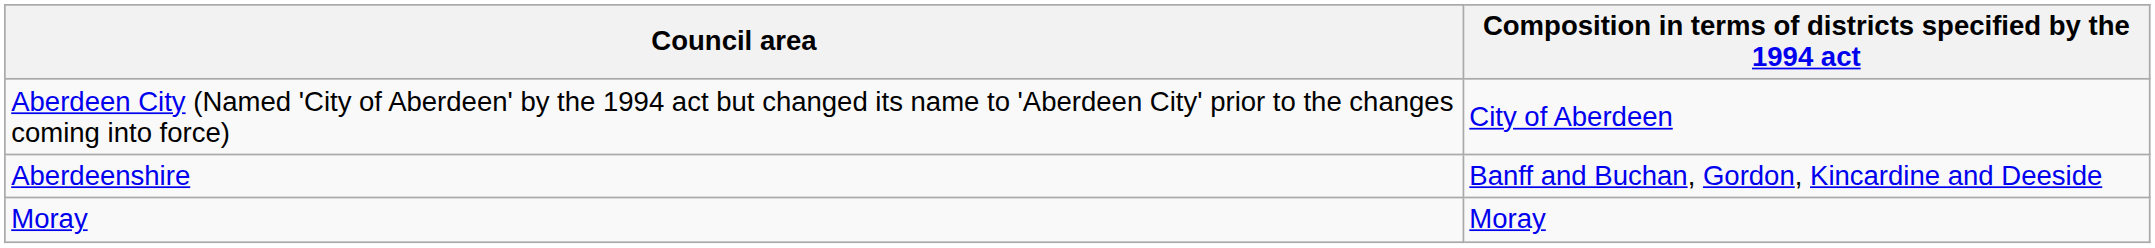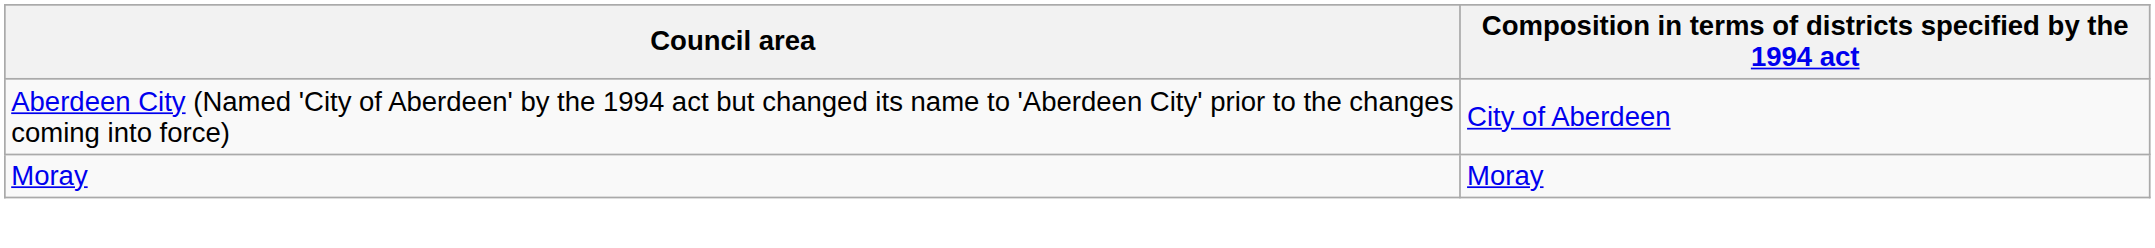- row: (101, 175)
